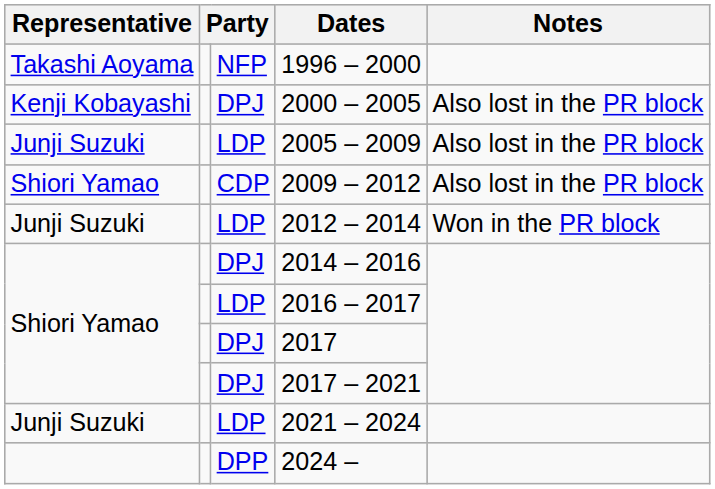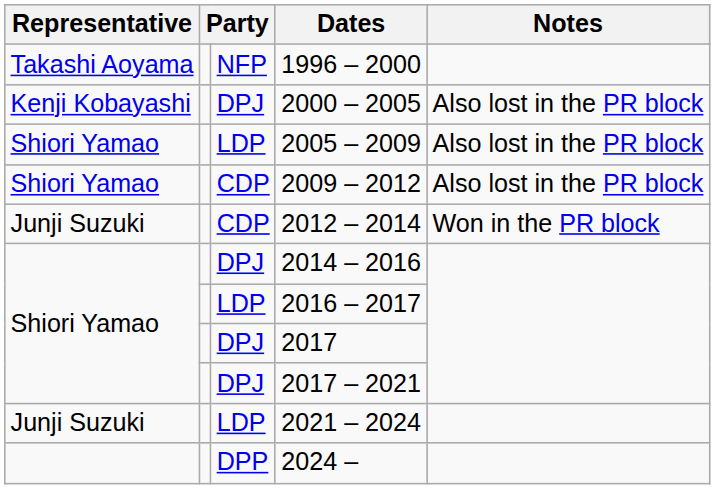(78, 143) Junji Suzuki -> (85, 143) Shiori Yamao
(241, 223) LDP -> (243, 223) CDP
